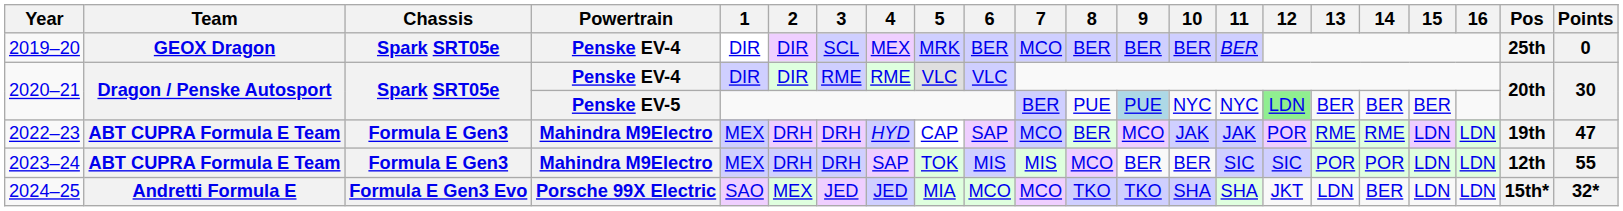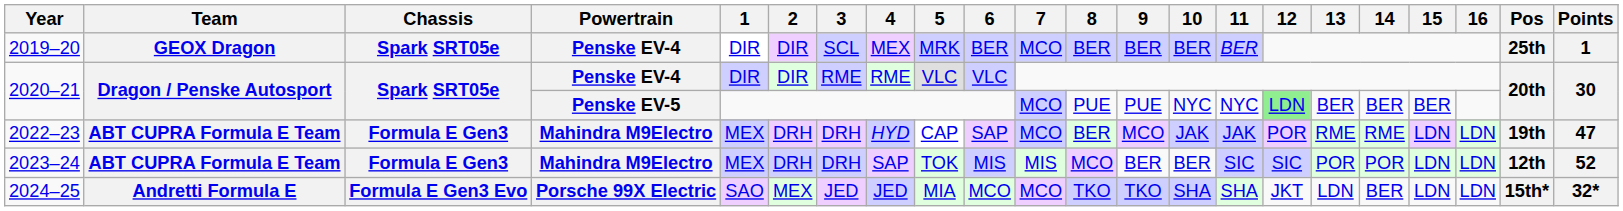(1586, 47) 0 -> (1586, 47) 1
(1041, 105) BER -> (1041, 105) MCO
(1143, 105) lightblue background -> (1143, 105) no background
(1586, 162) 55 -> (1586, 162) 52
